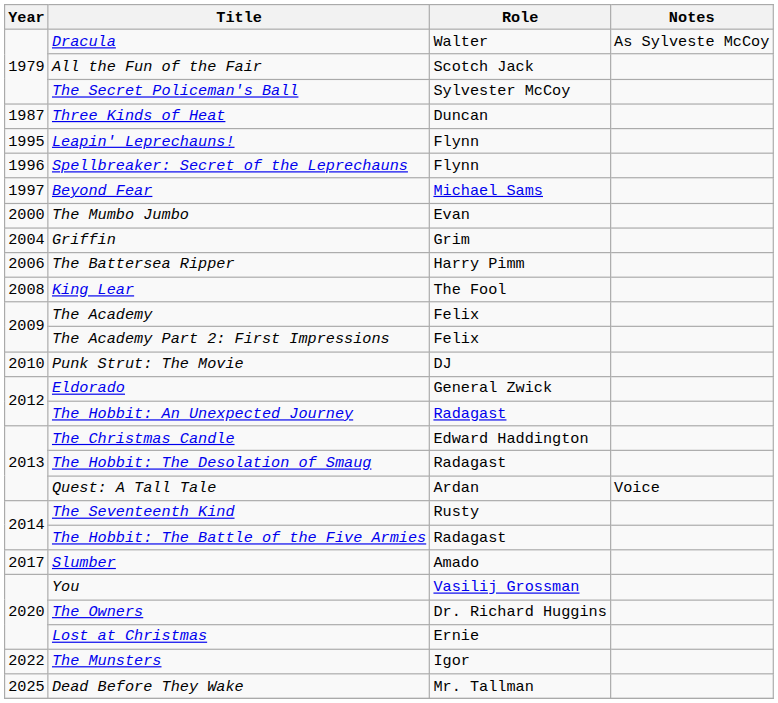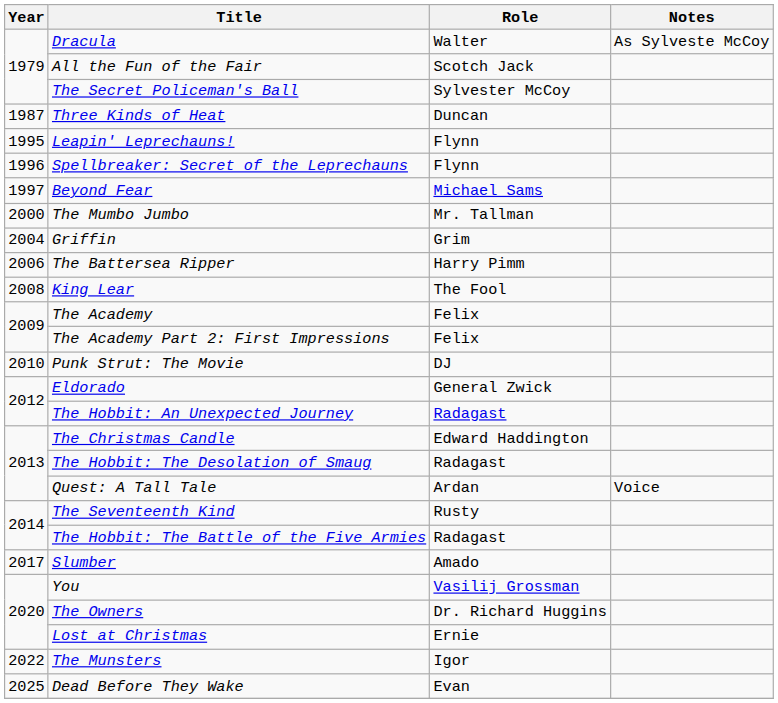(452, 215) Evan -> (484, 215) Mr. Tallman
(484, 686) Mr. Tallman -> (452, 686) Evan
